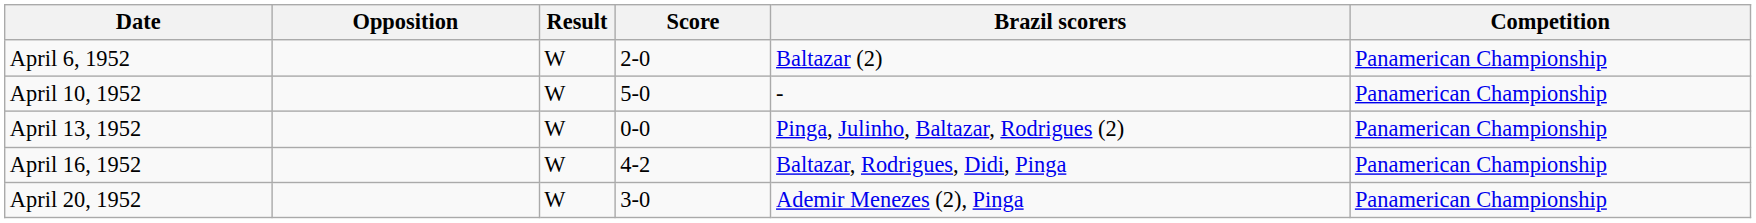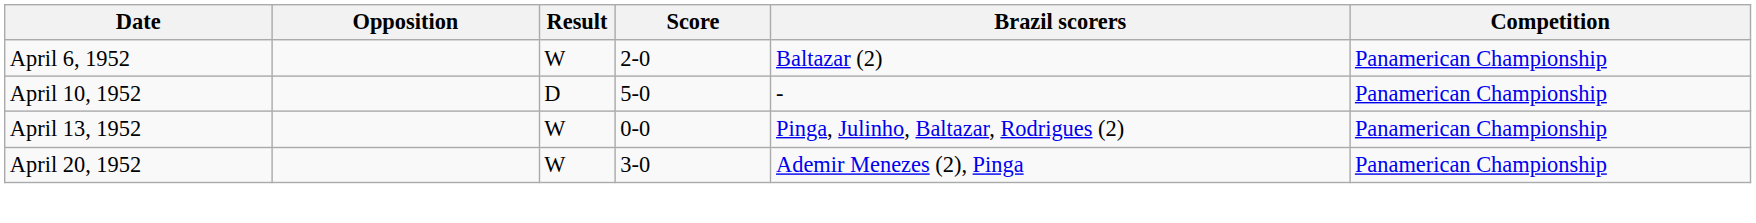(555, 93) W -> (552, 93) D
- row: (76, 164)
